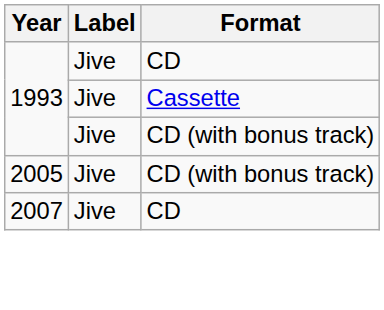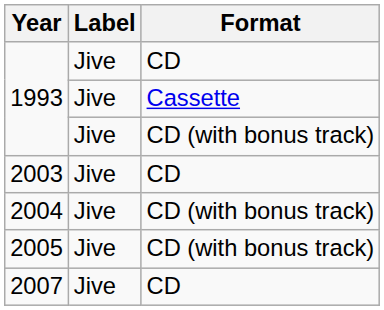+ row: (37, 173)
+ row: (37, 211)
